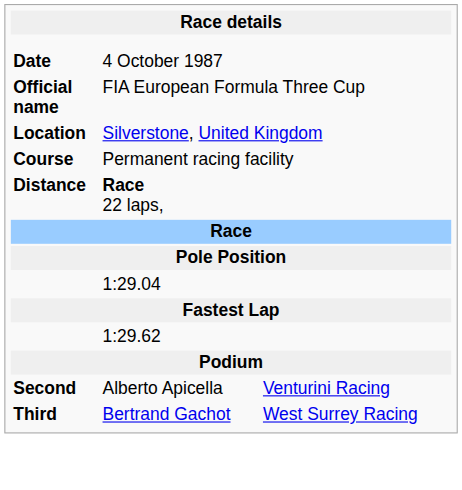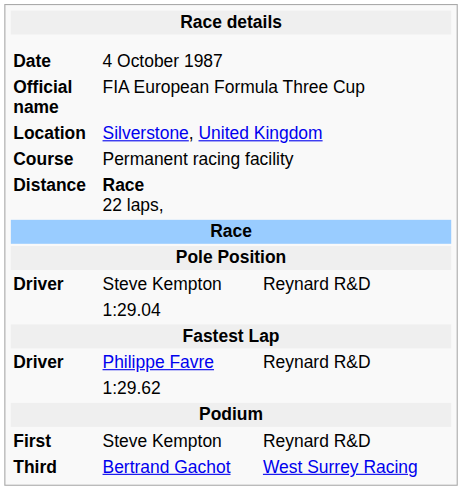+ row: (38, 284)
+ row: (38, 362)
+ row: (32, 441)
- row: (45, 388)
